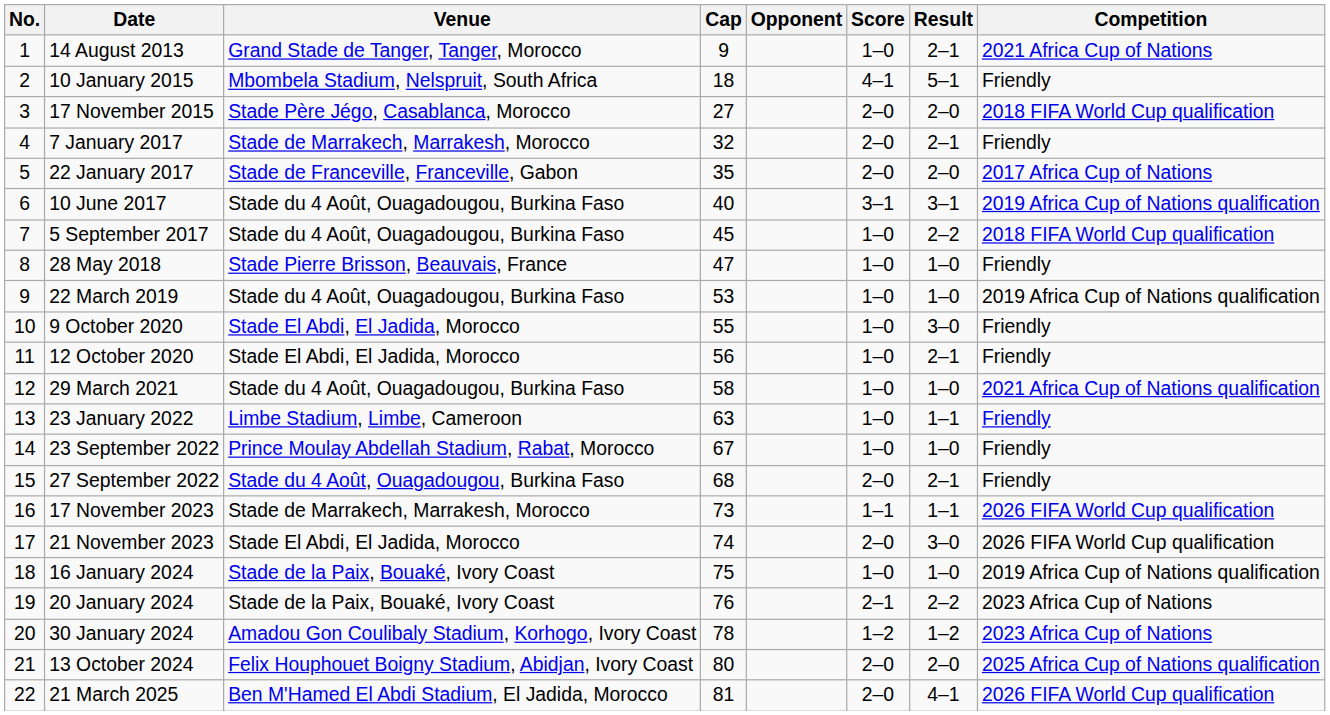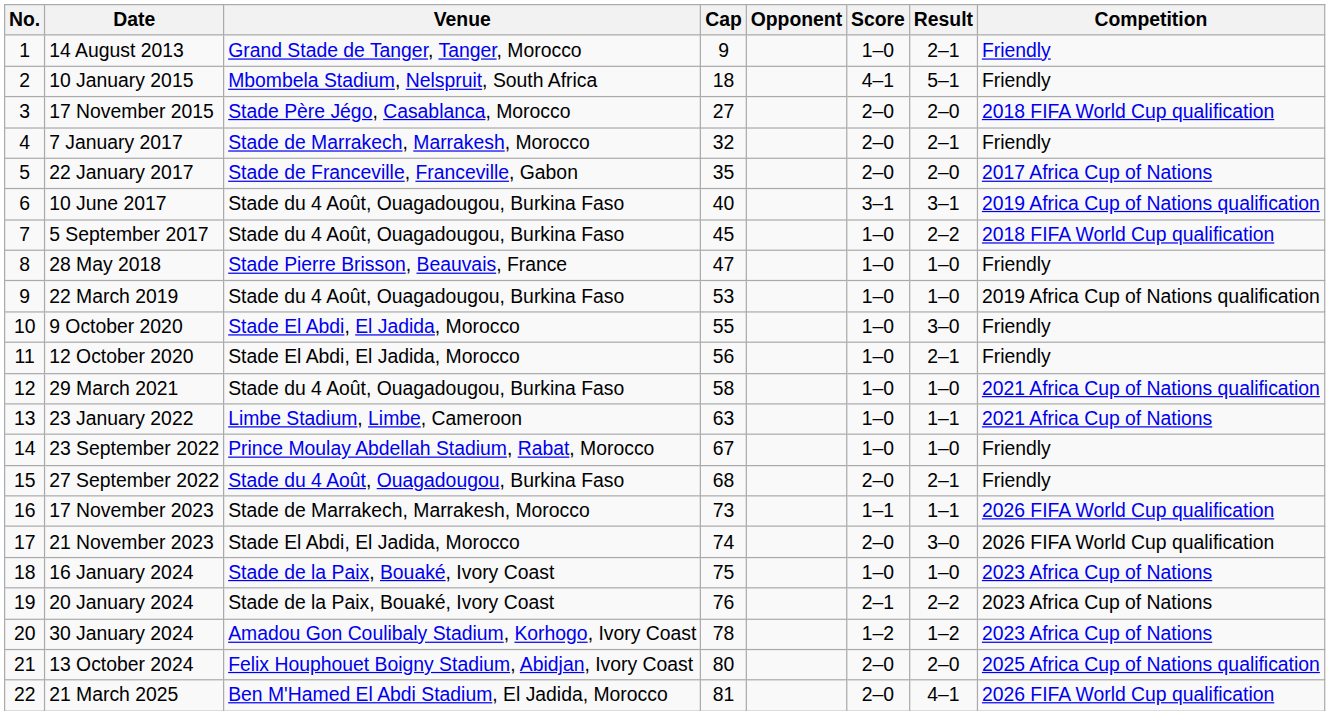(1097, 50) 2021 Africa Cup of Nations -> (1016, 50) Friendly
(1016, 419) Friendly -> (1097, 419) 2021 Africa Cup of Nations
(1151, 572) 2019 Africa Cup of Nations qualification -> (1097, 572) 2023 Africa Cup of Nations
